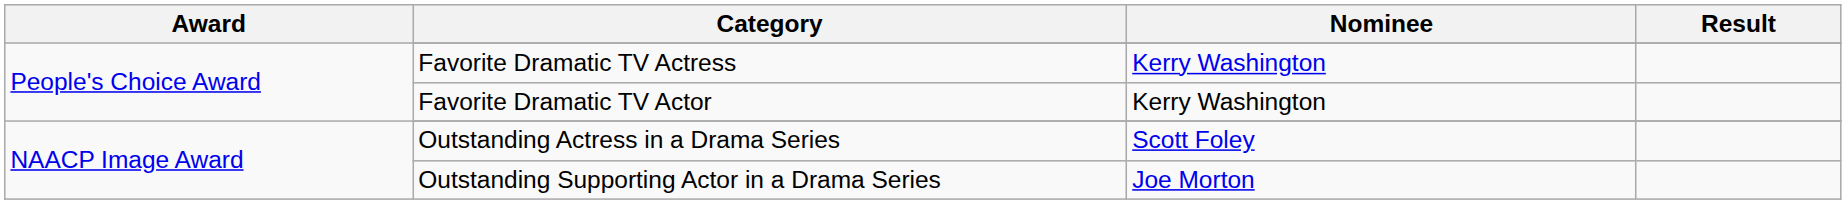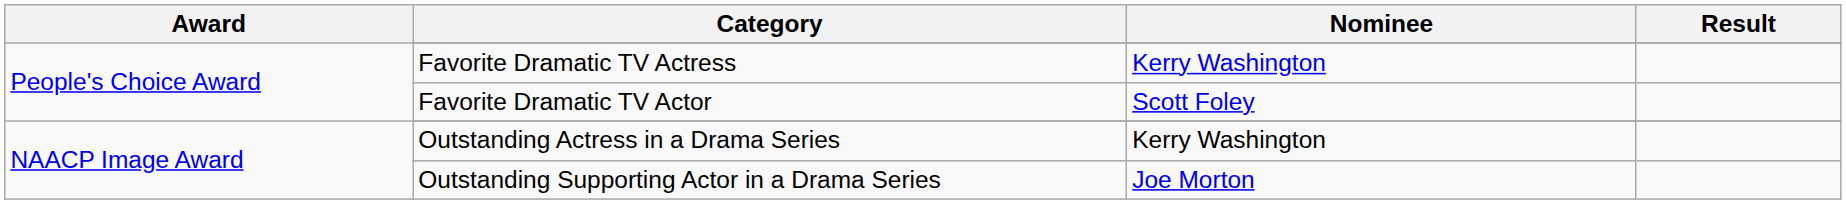(1229, 101) Kerry Washington -> (1193, 101) Scott Foley
(1193, 140) Scott Foley -> (1229, 140) Kerry Washington
